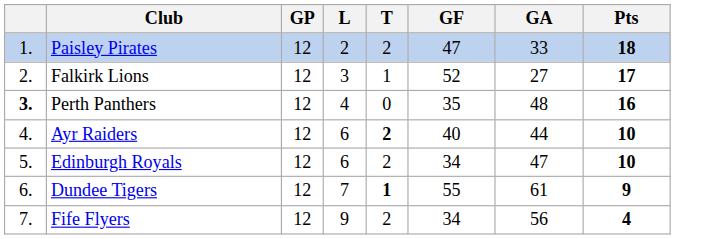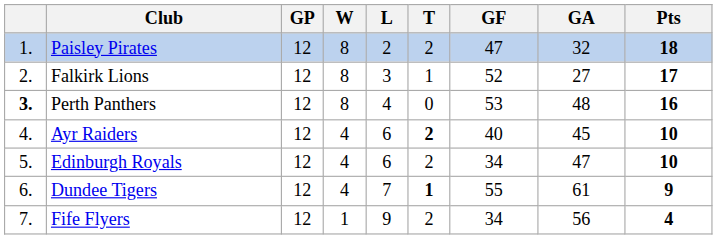+ column: (344, 18)
(539, 47) 33 -> (581, 47) 32
(452, 104) 35 -> (494, 104) 53
(539, 133) 44 -> (581, 133) 45
